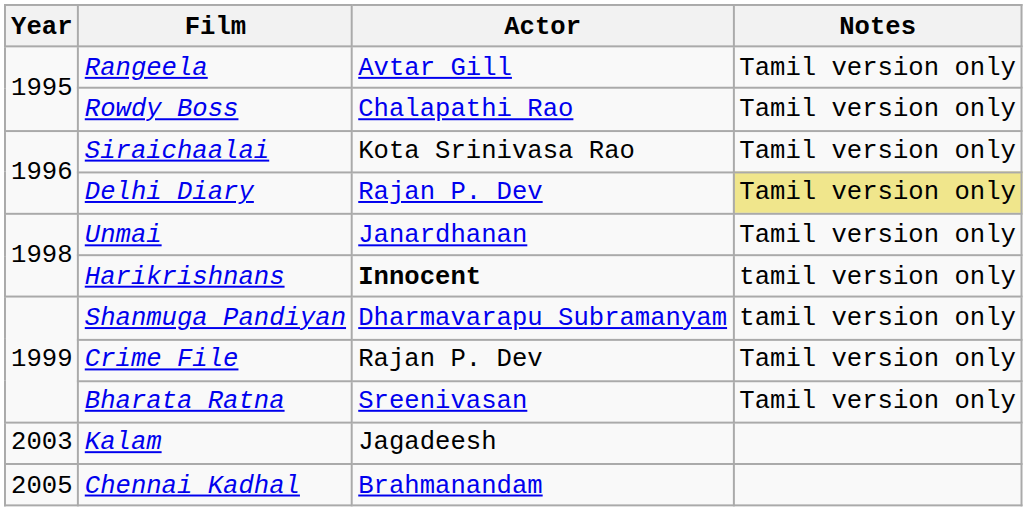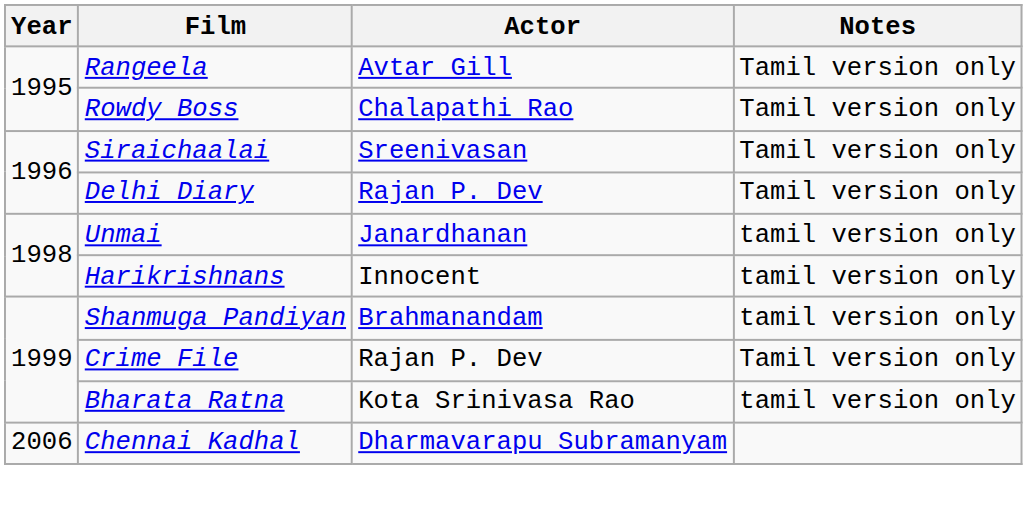(497, 151) Kota Srinivasa Rao -> (443, 151) Sreenivasan
(878, 193) khaki background -> (878, 193) no background
(878, 235) Tamil version only -> (878, 235) tamil version only
(420, 276) bold -> (420, 276) normal
(543, 318) Dharmavarapu Subramanyam -> (450, 318) Brahmanandam
(443, 402) Sreenivasan -> (497, 402) Kota Srinivasa Rao
(878, 402) Tamil version only -> (878, 402) tamil version only
- row: (123, 443)
(42, 485) 2005 -> (42, 443) 2006
(450, 485) Brahmanandam -> (543, 443) Dharmavarapu Subramanyam
